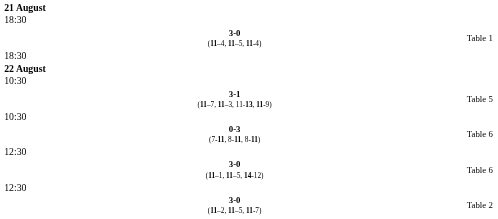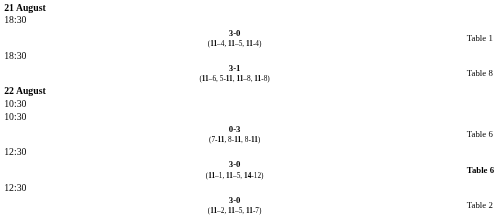+ row: (100, 73)
- row: (100, 99)
(480, 169) normal -> (480, 169) bold
